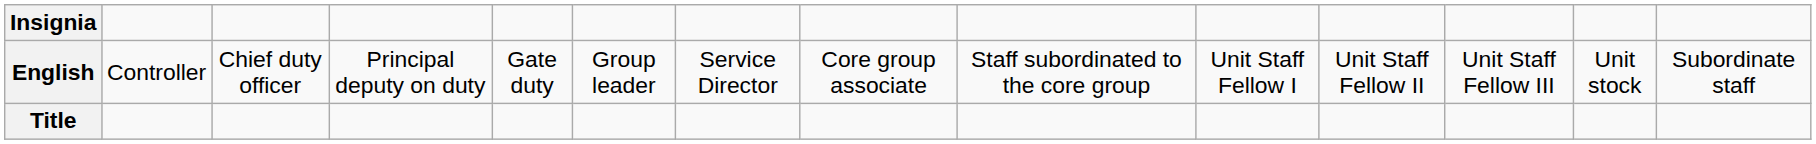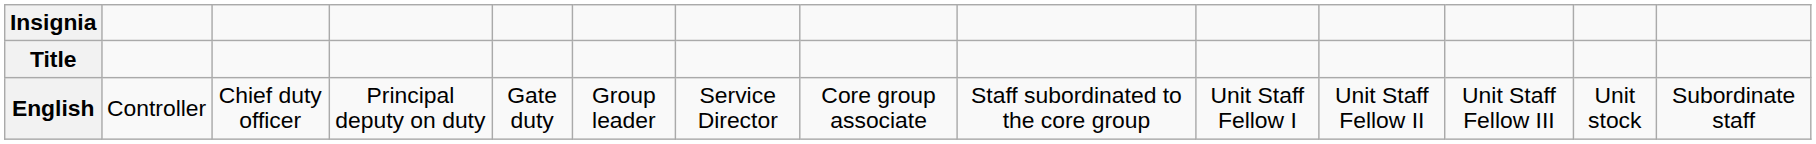rows swapped: (53, 120) <-> (53, 71)
